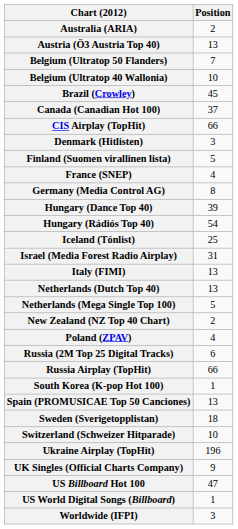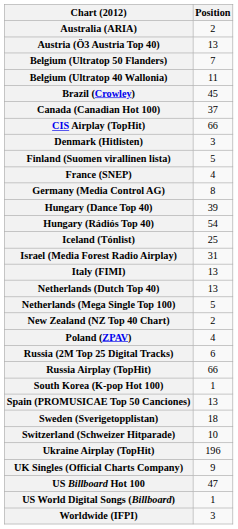(213, 77) 10 -> (213, 77) 11
